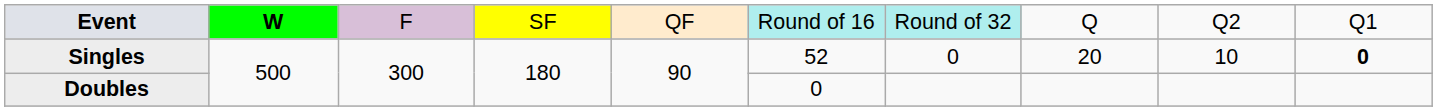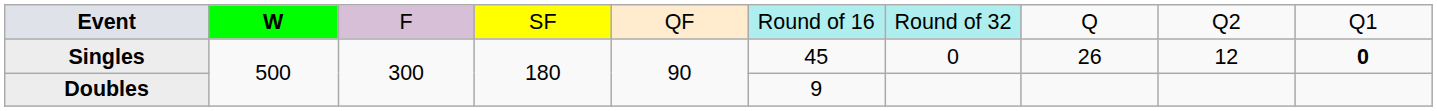(816, 56) 52 -> (816, 56) 45
(1090, 56) 20 -> (1090, 56) 26
(1226, 56) 10 -> (1226, 56) 12
(816, 90) 0 -> (816, 90) 9
